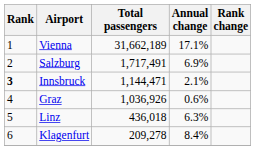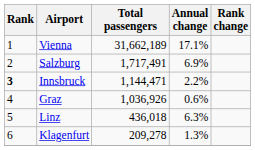(196, 81) 2.1% -> (196, 81) 2.2%
(196, 136) 8.4% -> (196, 136) 1.3%
